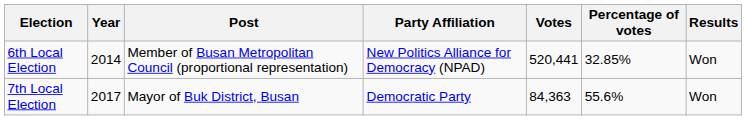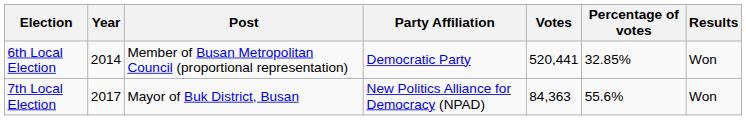(439, 59) New Politics Alliance for Democracy (NPAD) -> (419, 59) Democratic Party
(419, 96) Democratic Party -> (439, 96) New Politics Alliance for Democracy (NPAD)
